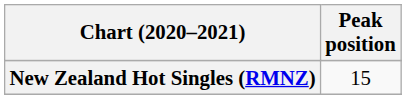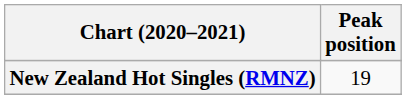(361, 77) 15 -> (361, 77) 19
